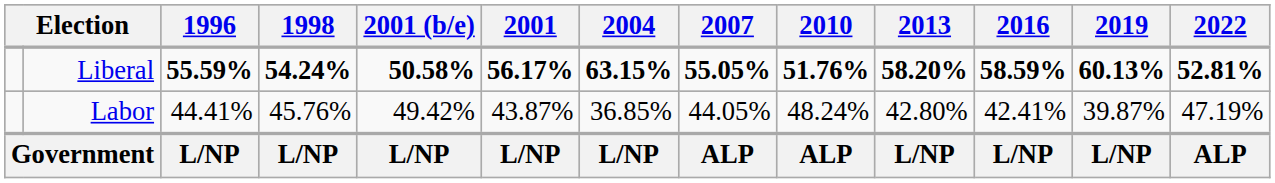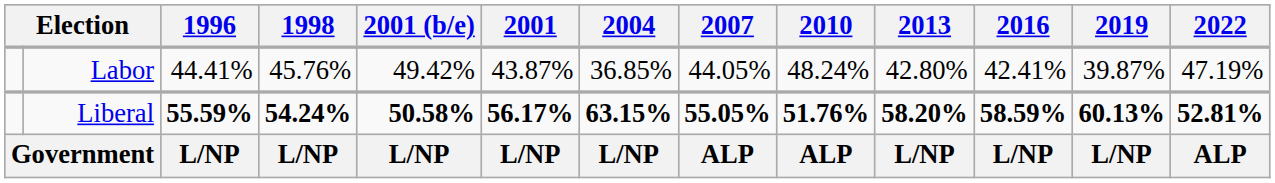rows swapped: (116, 69) <-> (122, 111)
